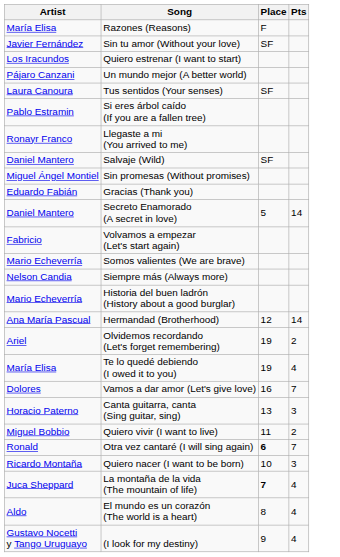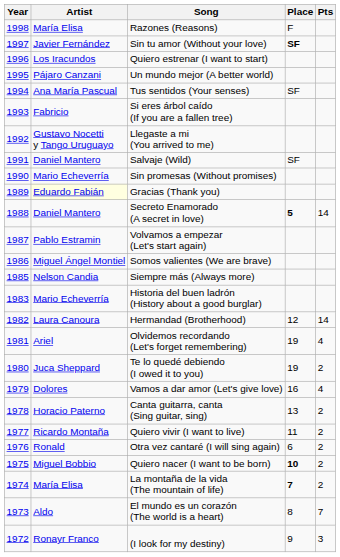+ column: (18, 12)
(267, 43) normal -> (294, 43) bold
(40, 91) Laura Canoura -> (75, 91) Ana María Pascual
(40, 112) Pablo Estramin -> (51, 112) Fabricio
(39, 139) Ronayr Franco -> (73, 139) Gustavo Nocetti y Tango Uruguayo
(53, 176) Miguel Ángel Montiel -> (71, 176) Mario Echeverría
(42, 192) no background -> (69, 192) lightyellow background
(263, 213) normal -> (290, 213) bold
(24, 240) Fabricio -> (67, 240) Pablo Estramin
(44, 261) Mario Echeverría -> (79, 261) Miguel Ángel Montiel
(49, 319) Ana María Pascual -> (66, 319) Laura Canoura
(294, 341) 2 -> (321, 341) 4
(31, 368) María Elisa -> (67, 368) Juca Sheppard
(294, 368) 4 -> (321, 368) 2
(294, 389) 7 -> (321, 389) 4
(294, 410) 3 -> (321, 410) 2
(38, 432) Miguel Bobbio -> (71, 432) Ricardo Montaña
(263, 447) bold -> (290, 447) normal
(294, 447) 7 -> (321, 447) 2
(44, 463) Ricardo Montaña -> (65, 463) Miguel Bobbio
(266, 463) normal -> (293, 463) bold
(294, 463) 3 -> (321, 463) 2
(40, 484) Juca Sheppard -> (58, 484) María Elisa
(294, 484) 4 -> (321, 484) 2
(294, 511) 4 -> (321, 511) 7
(47, 538) Gustavo Nocetti y Tango Uruguayo -> (66, 538) Ronayr Franco
(294, 538) 4 -> (321, 538) 3
